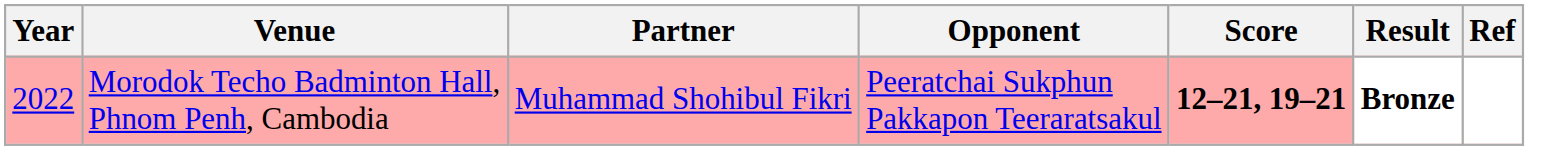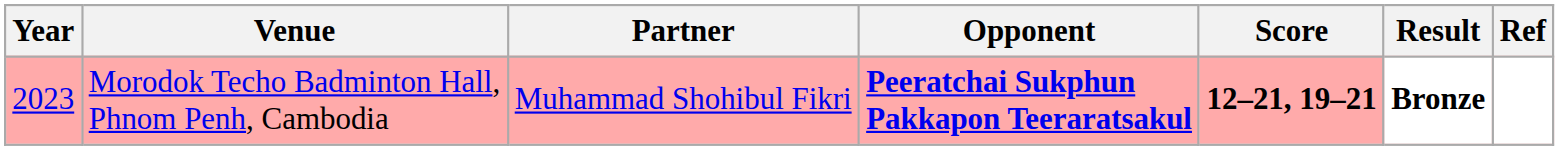(43, 99) 2022 -> (43, 99) 2023
(1014, 99) normal -> (1029, 99) bold
